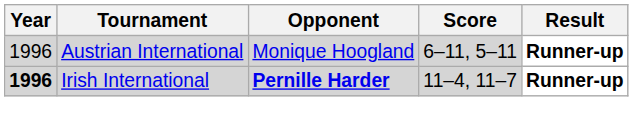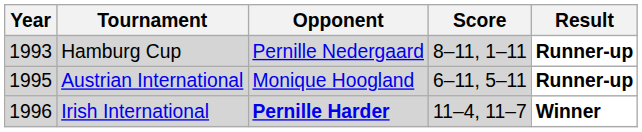+ row: (121, 51)
(31, 51) 1996 -> (31, 81) 1995
(31, 81) bold -> (31, 112) normal
(575, 81) Runner-up -> (568, 112) Winner
